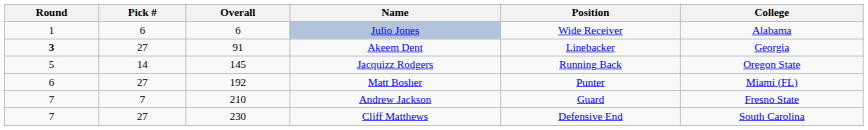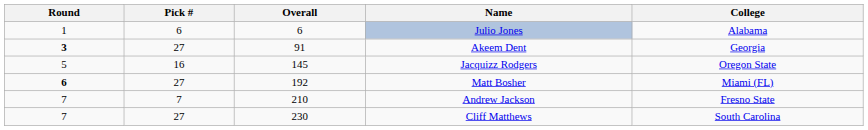- column: (590, 13)
(142, 64) 14 -> (179, 64) 16
(52, 82) normal -> (64, 82) bold
